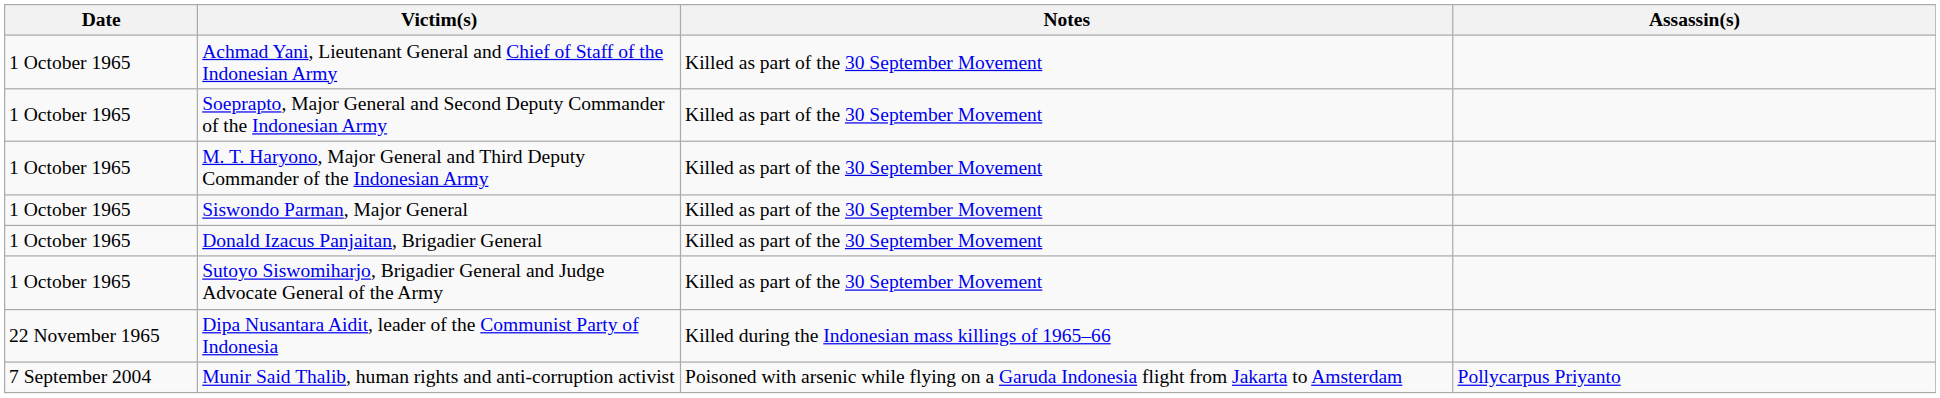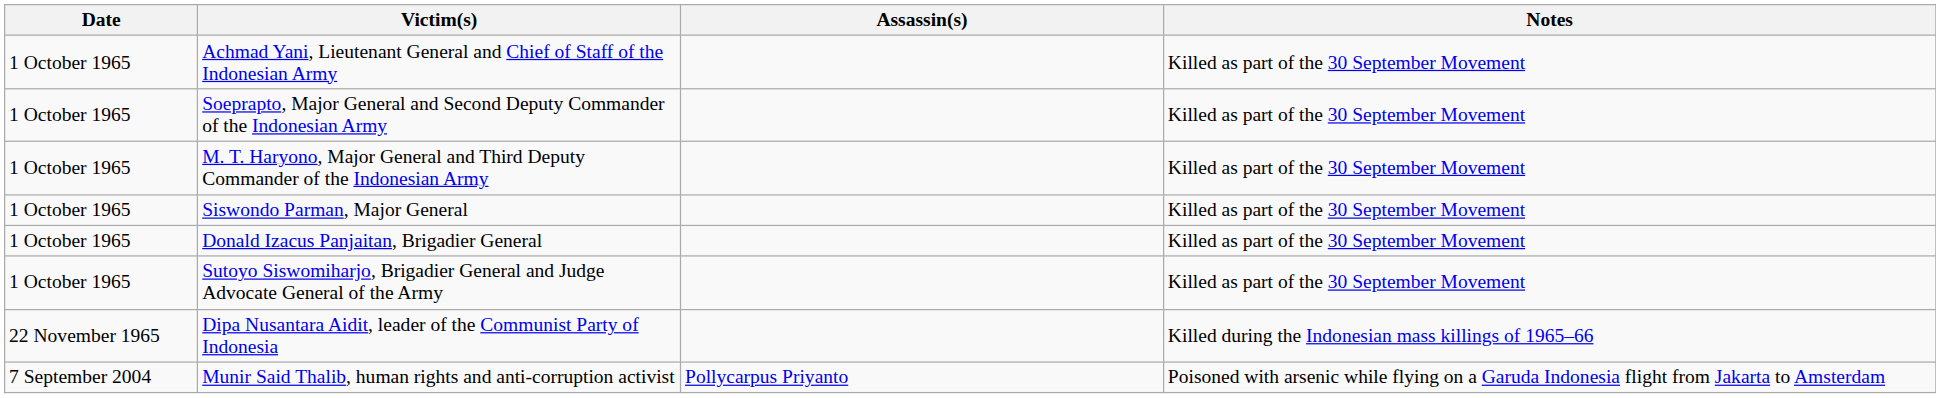columns swapped: (1694, 19) <-> (1067, 19)
